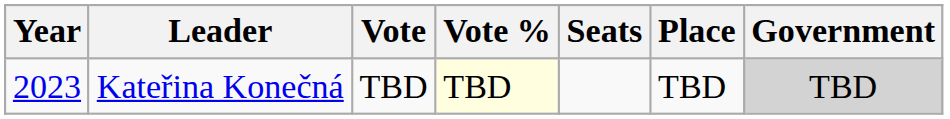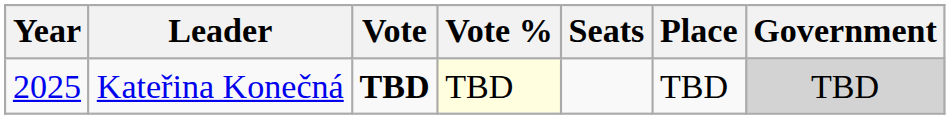(47, 85) 2023 -> (47, 85) 2025
(394, 85) normal -> (394, 85) bold
